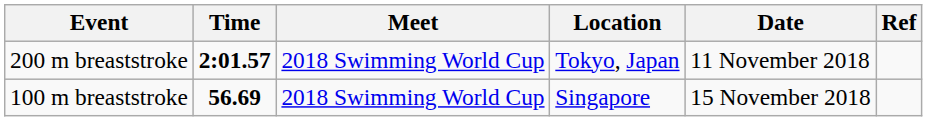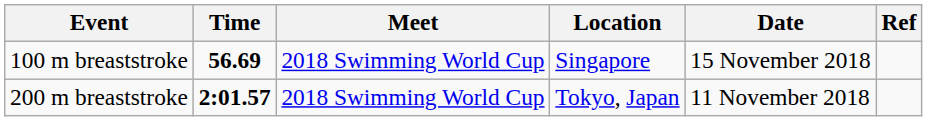rows swapped: (99, 97) <-> (99, 60)
